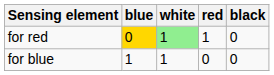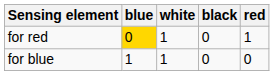columns swapped: (213, 15) <-> (248, 15)
(164, 37) lightgreen background -> (164, 37) no background
